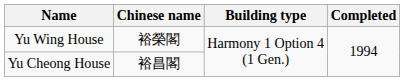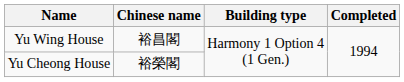(159, 38) 裕榮閣 -> (159, 38) 裕昌閣
(159, 63) 裕昌閣 -> (159, 63) 裕榮閣
